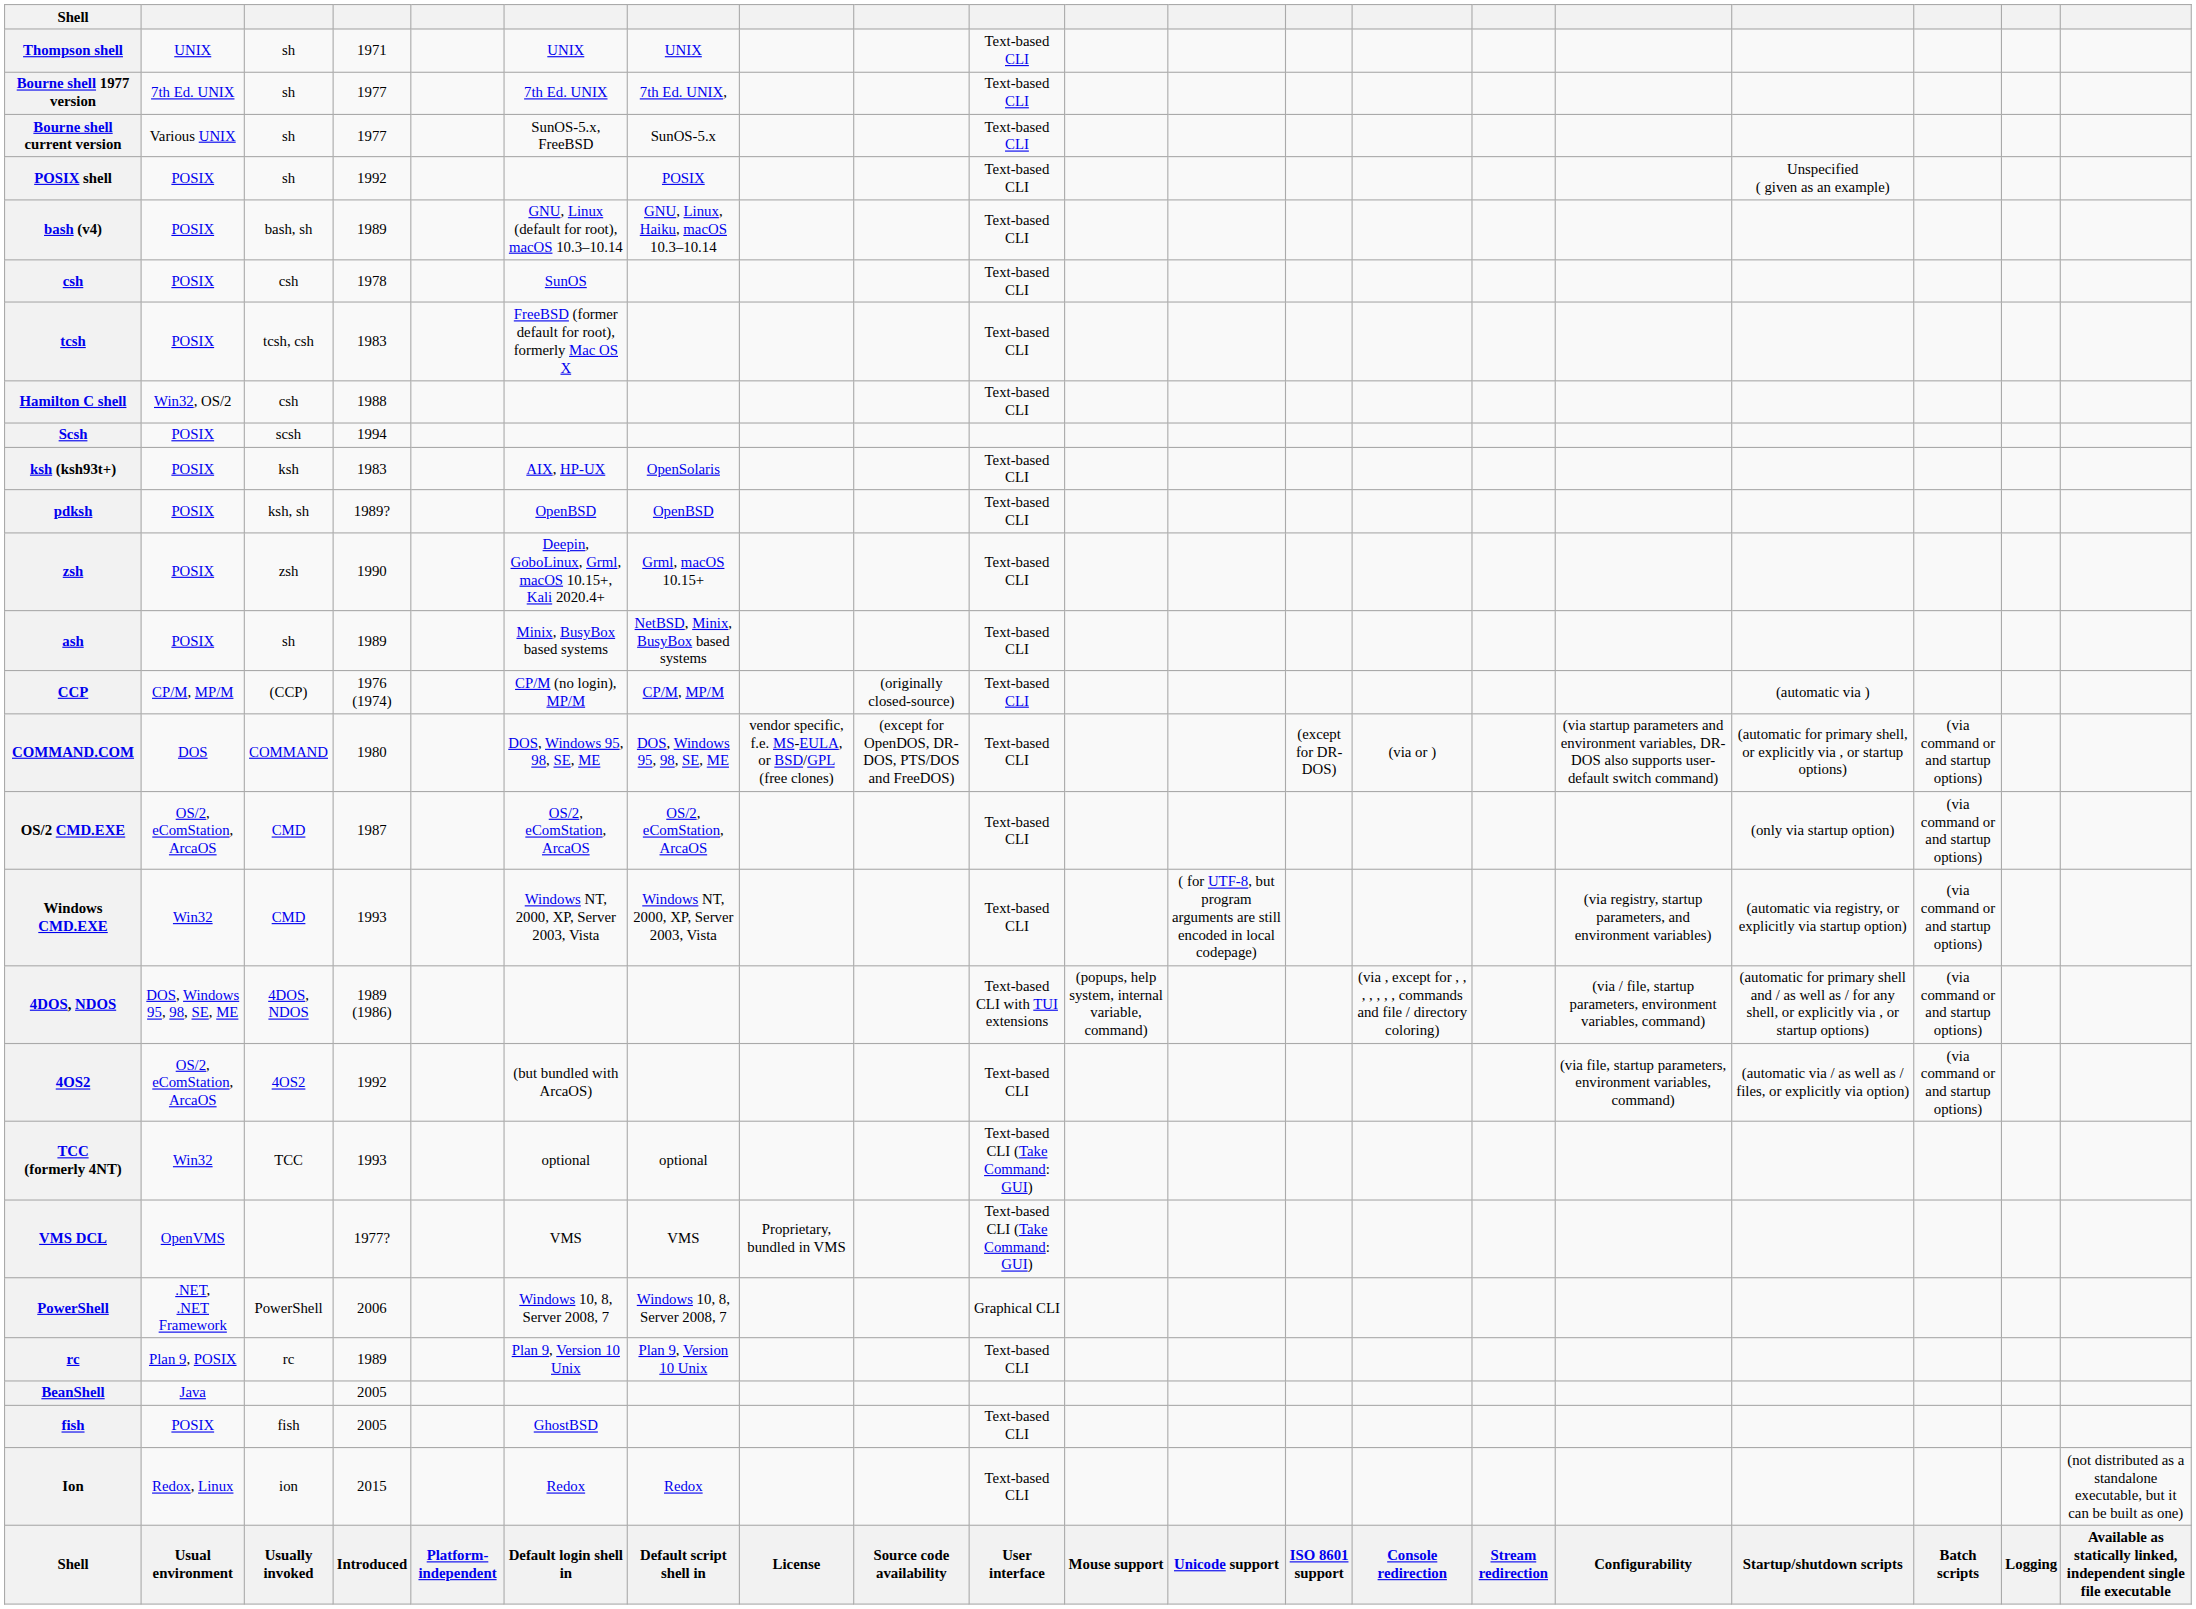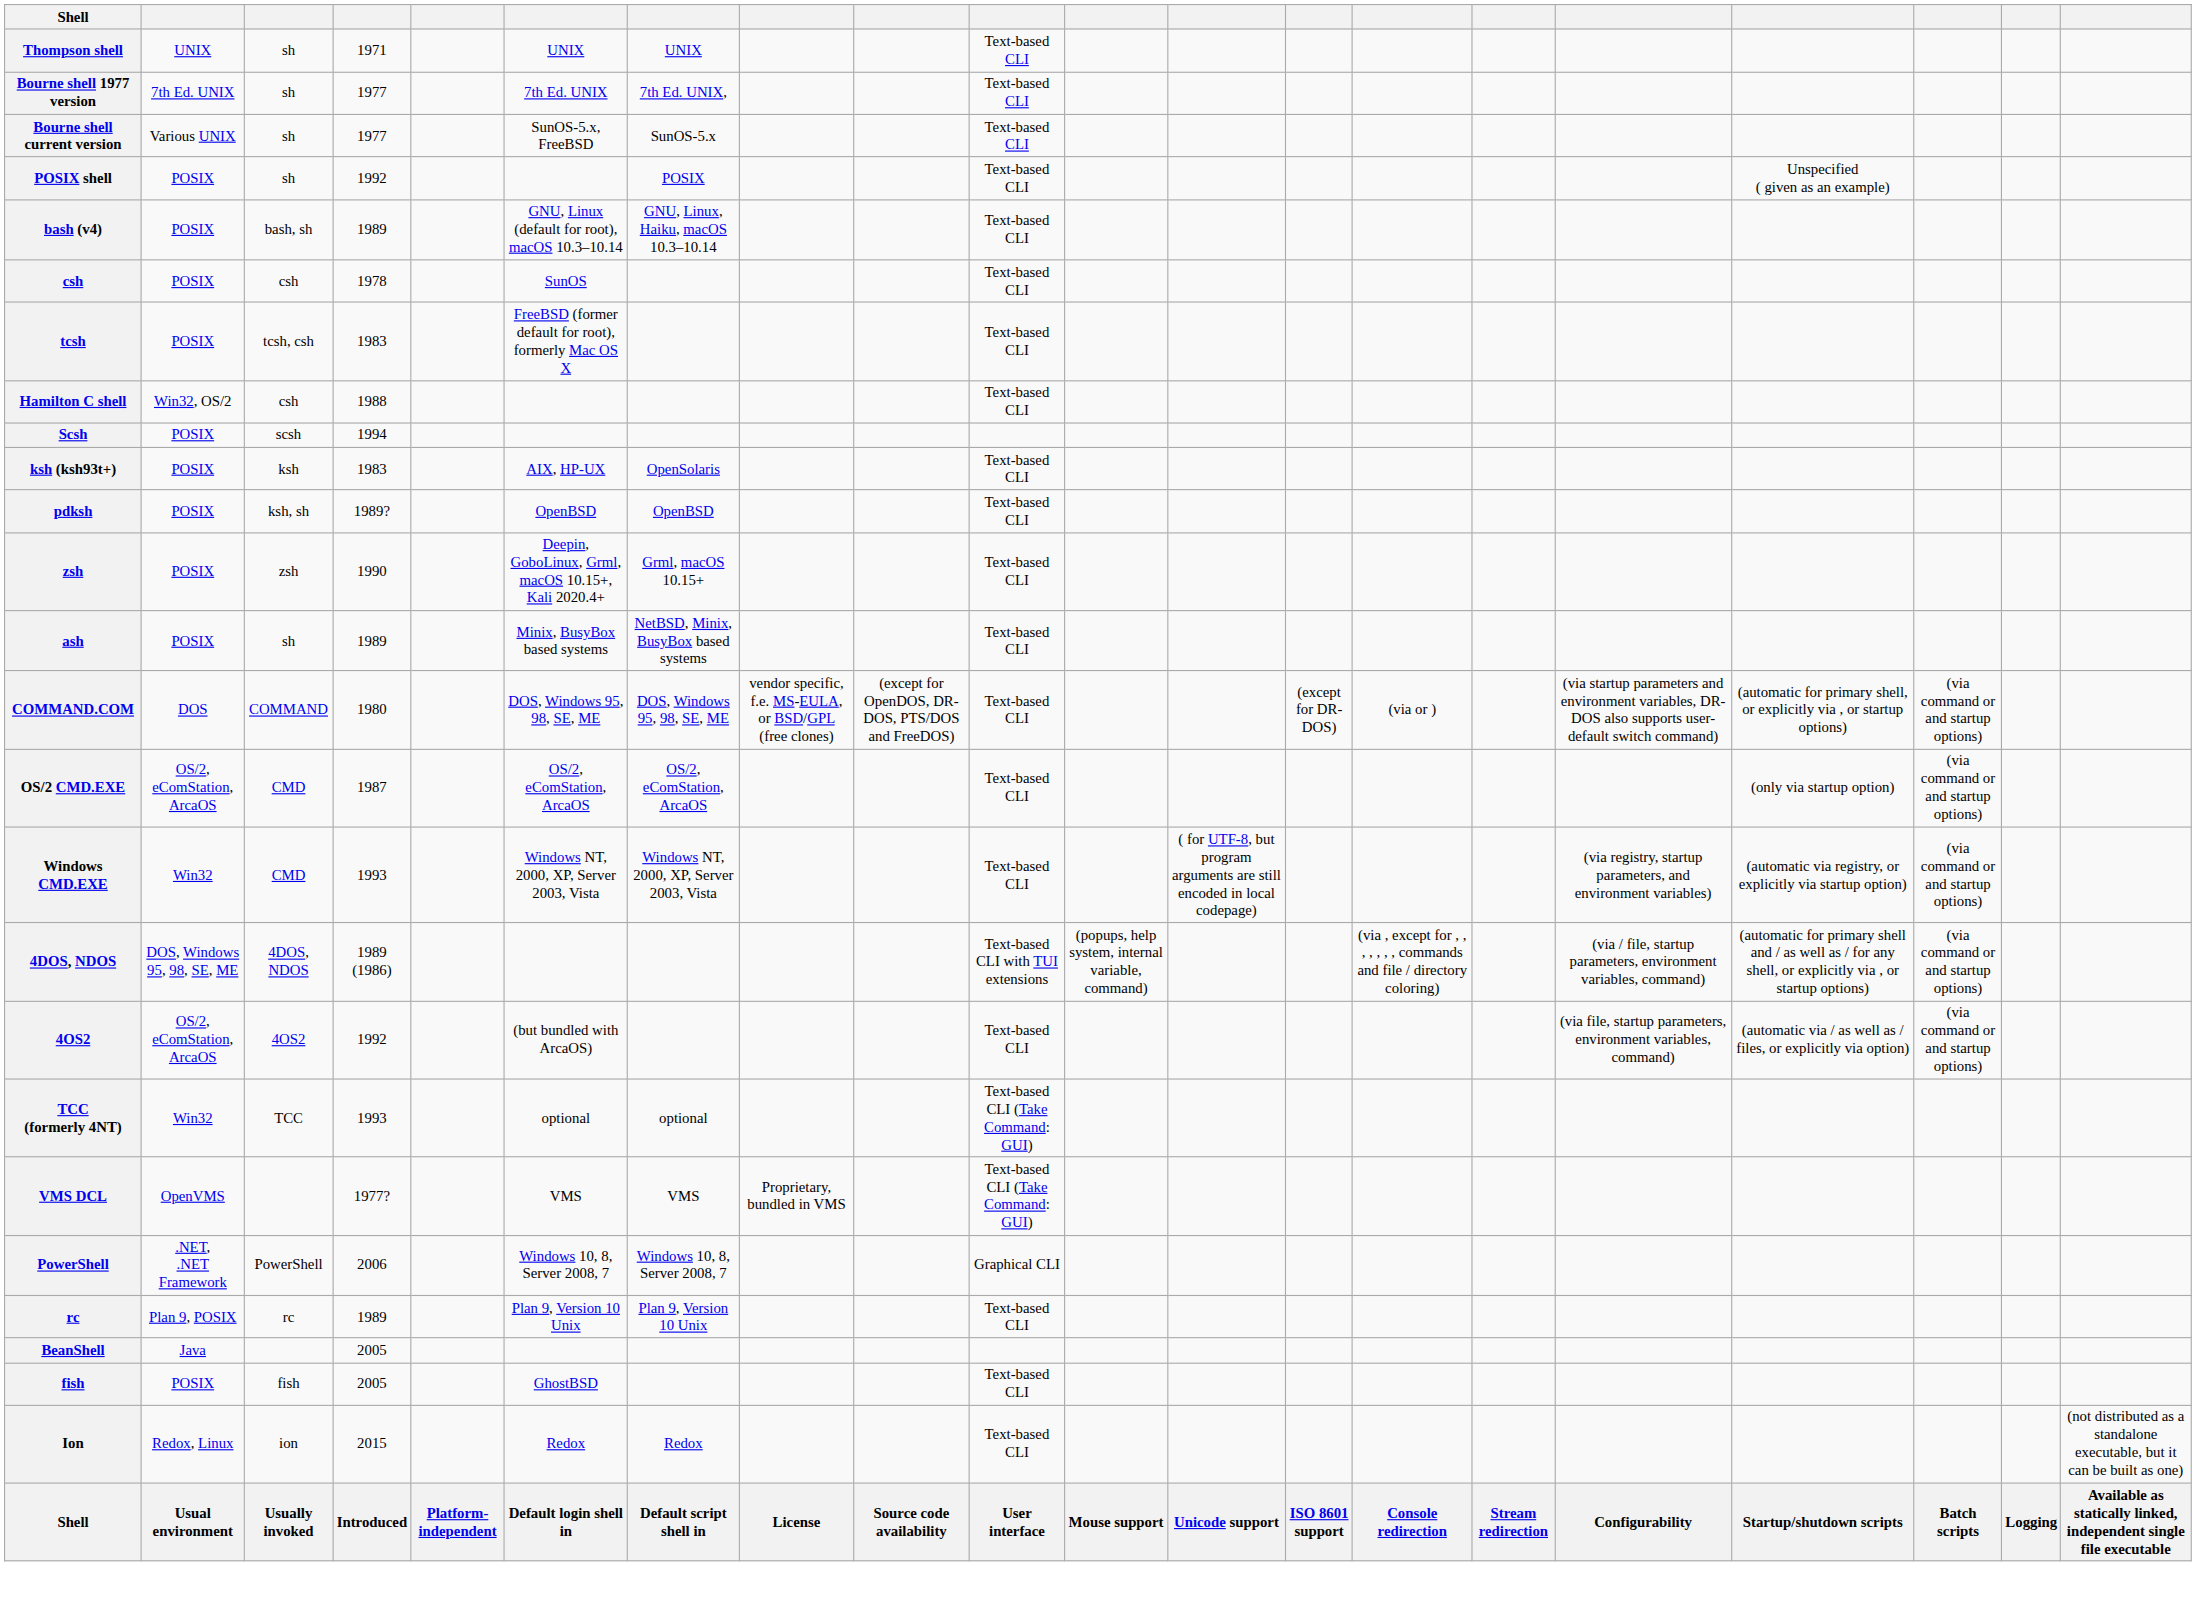- row: (73, 692)
